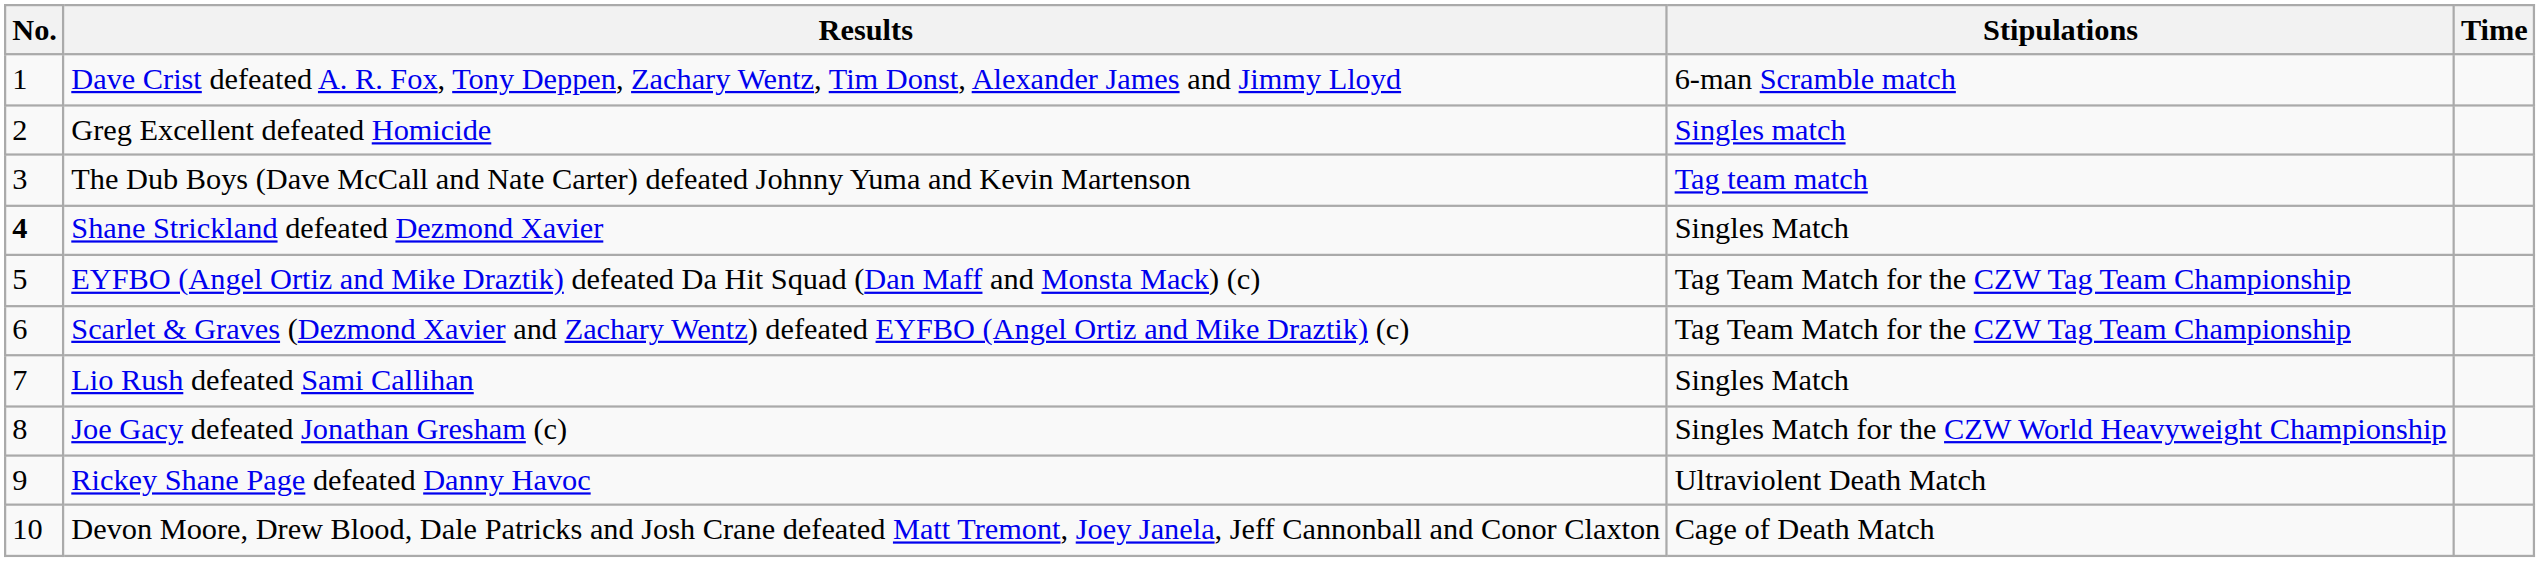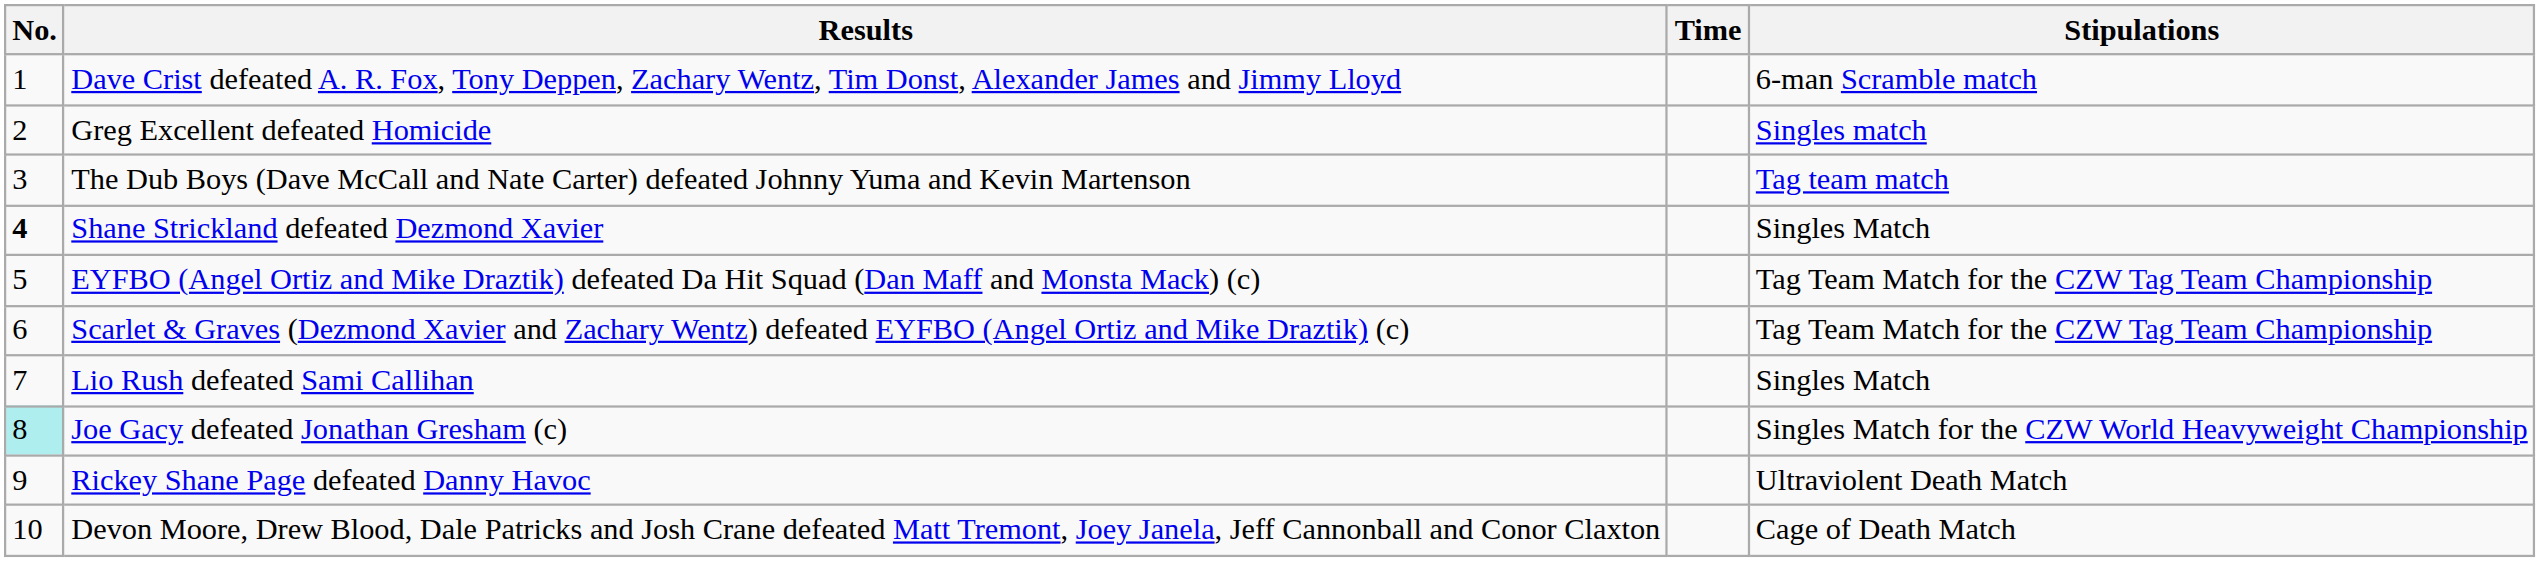columns swapped: (2061, 29) <-> (2494, 29)
(20, 429) no background -> (20, 429) paleturquoise background
